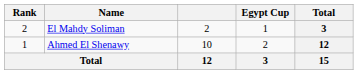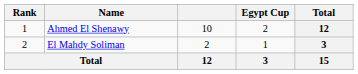rows swapped: (88, 45) <-> (86, 28)
